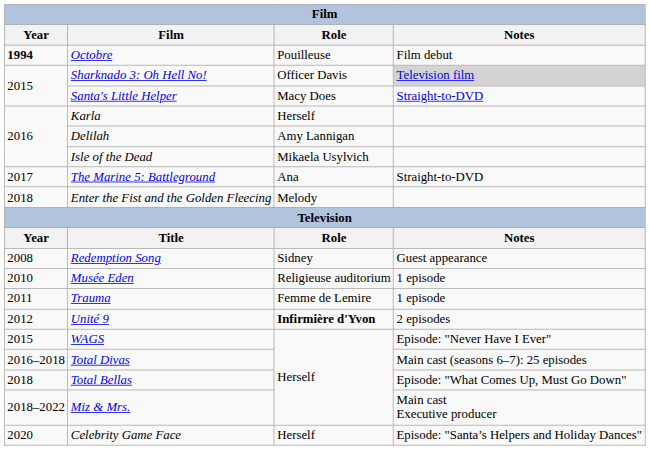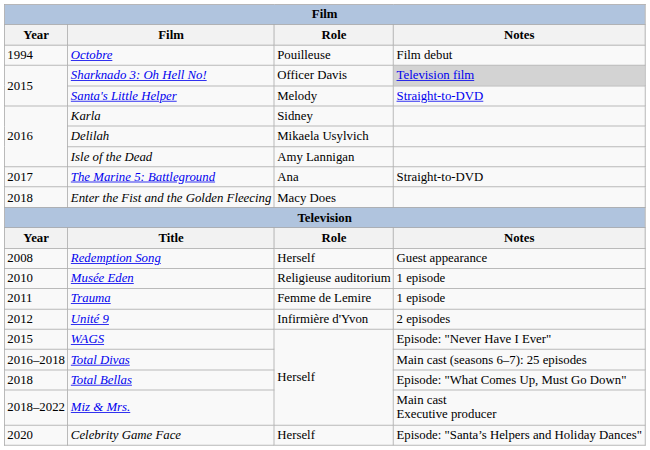(20, 55) bold -> (20, 55) normal
(307, 95) Macy Does -> (297, 95) Melody
(296, 116) Herself -> (295, 116) Sidney
(316, 136) Amy Lannigan -> (323, 136) Mikaela Usylvich
(323, 156) Mikaela Usylvich -> (316, 156) Amy Lannigan
(297, 197) Melody -> (307, 197) Macy Does
(295, 258) Sidney -> (296, 258) Herself
(326, 319) bold -> (323, 319) normal
